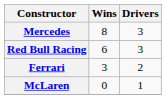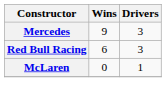(104, 31) 8 -> (104, 31) 9
- row: (47, 67)
